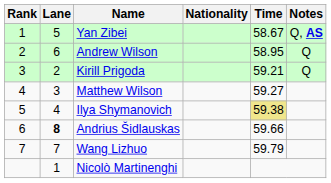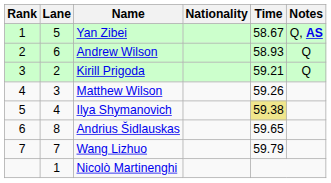(269, 52) 58.95 -> (269, 52) 58.93
(269, 91) 59.27 -> (269, 91) 59.26
(57, 129) bold -> (57, 129) normal
(269, 129) 59.66 -> (269, 129) 59.65
